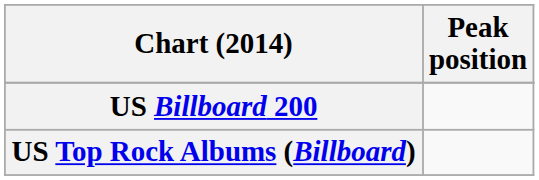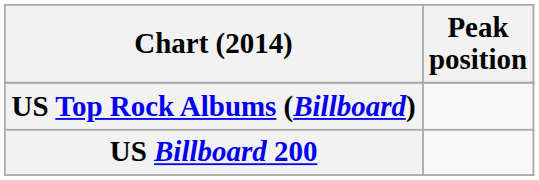rows swapped: (214, 105) <-> (214, 151)
